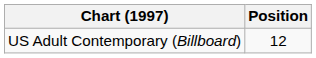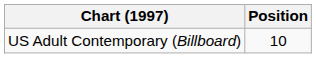(278, 40) 12 -> (278, 40) 10
